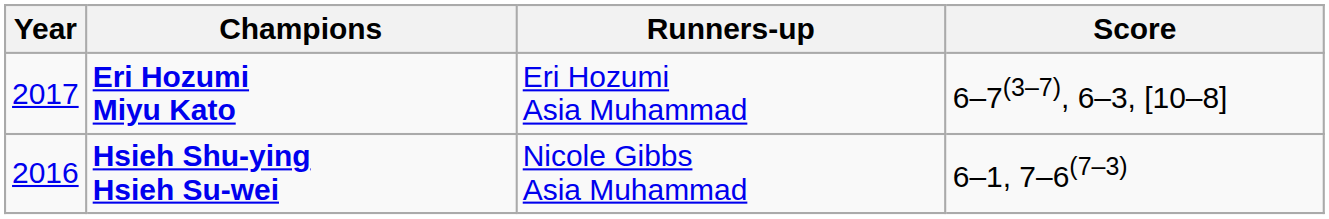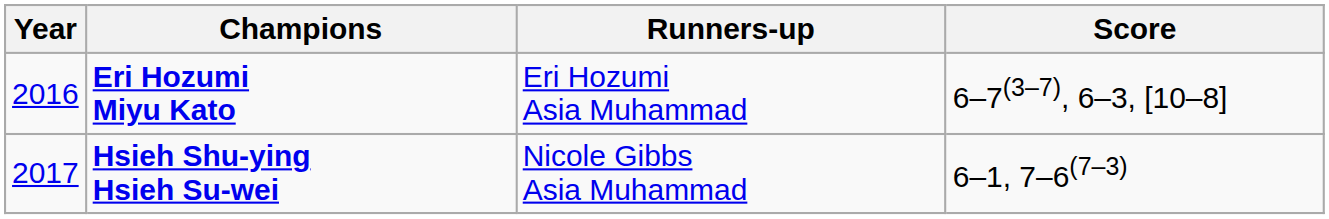(45, 93) 2017 -> (45, 93) 2016
(45, 174) 2016 -> (45, 174) 2017
